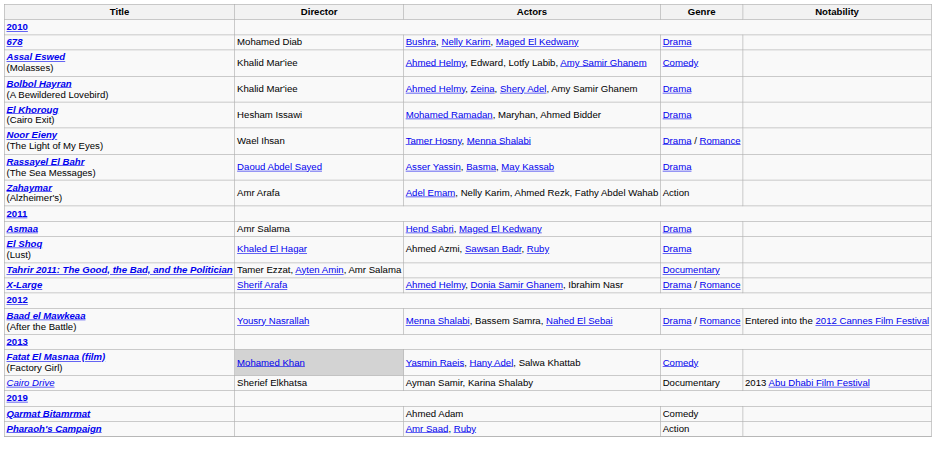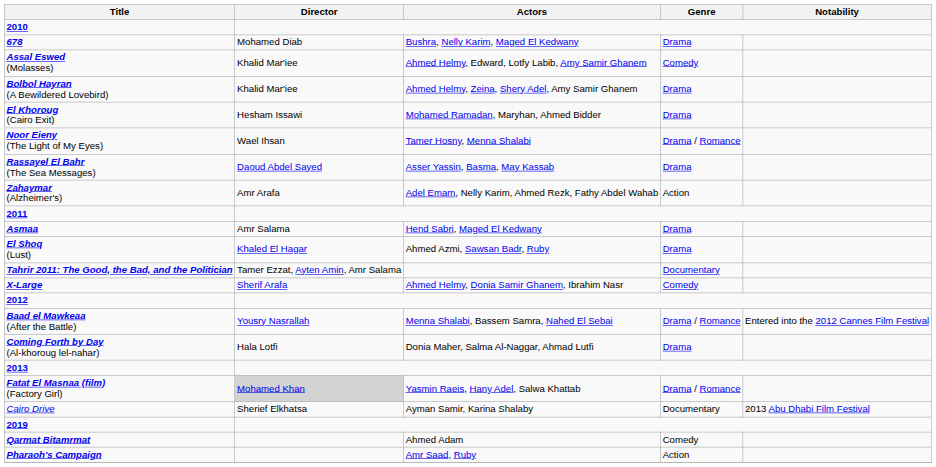(702, 285) Drama / Romance -> (681, 285) Comedy
+ row: (55, 347)
(681, 362) Comedy -> (702, 388) Drama / Romance
